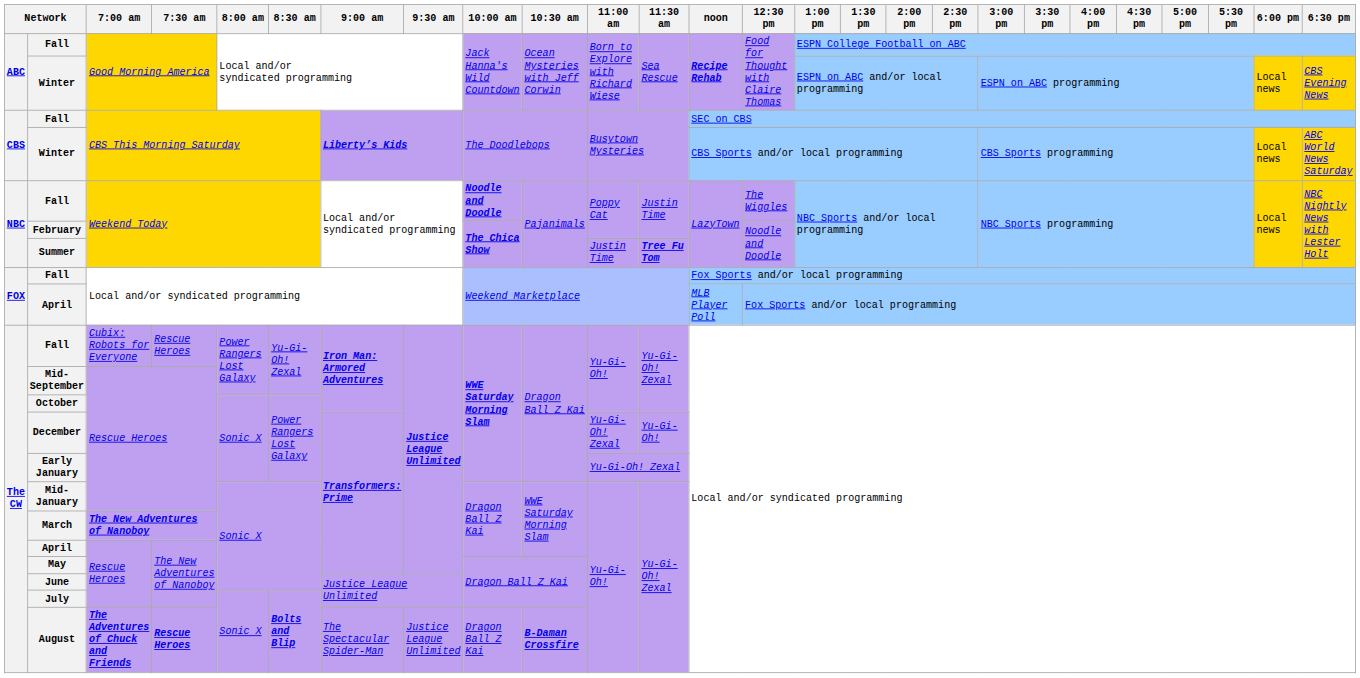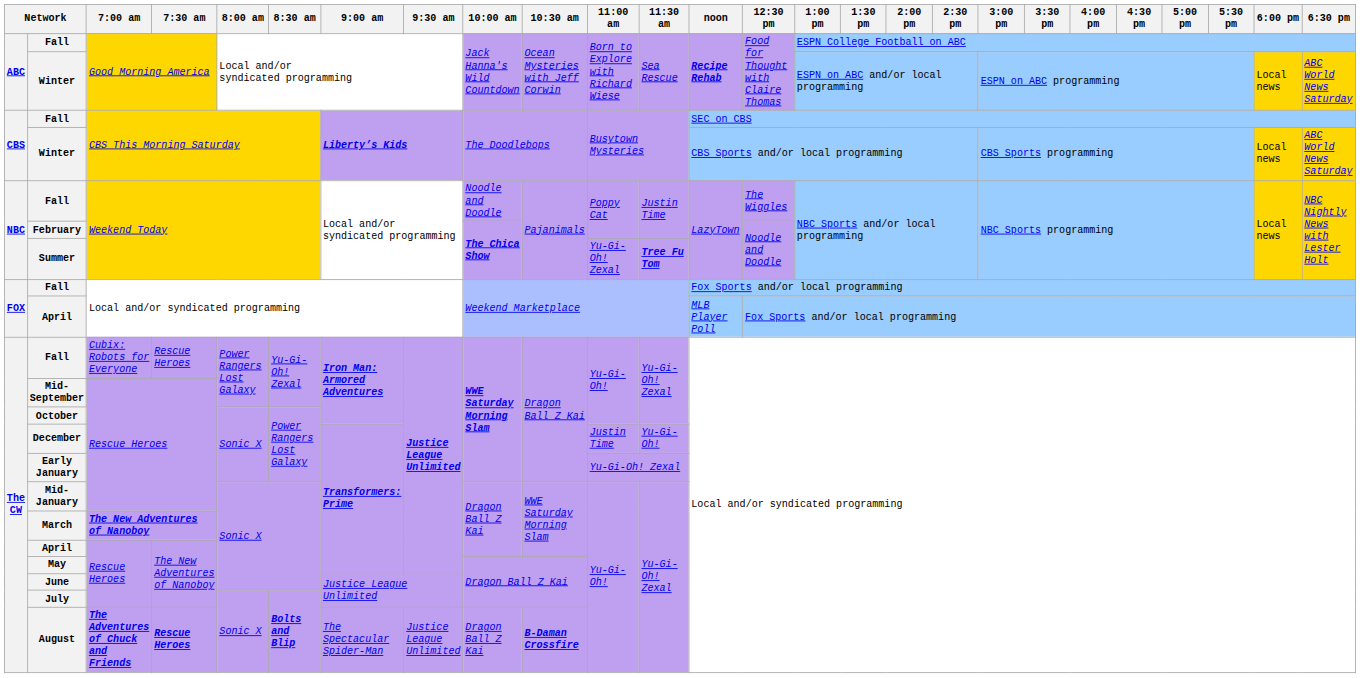(1325, 83) CBS Evening News -> (1328, 81) ABC World News Saturday
(483, 201) bold -> (483, 201) normal
(608, 252) Justin Time -> (608, 258) Yu-Gi-Oh! Zexal
(608, 432) Yu-Gi-Oh! Zexal -> (608, 438) Justin Time
